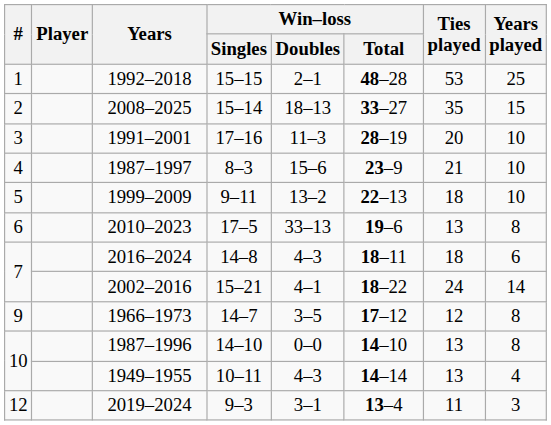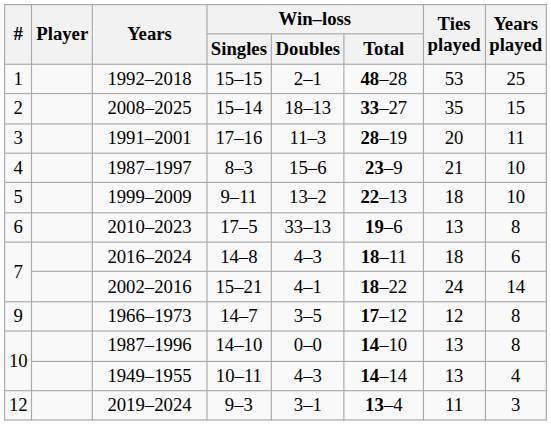(516, 138) 10 -> (516, 138) 11
